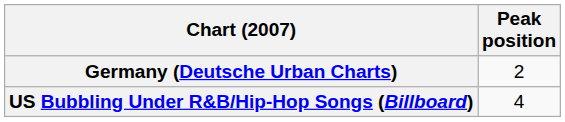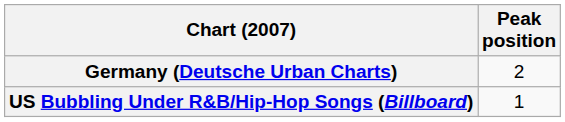(519, 101) 4 -> (519, 101) 1
